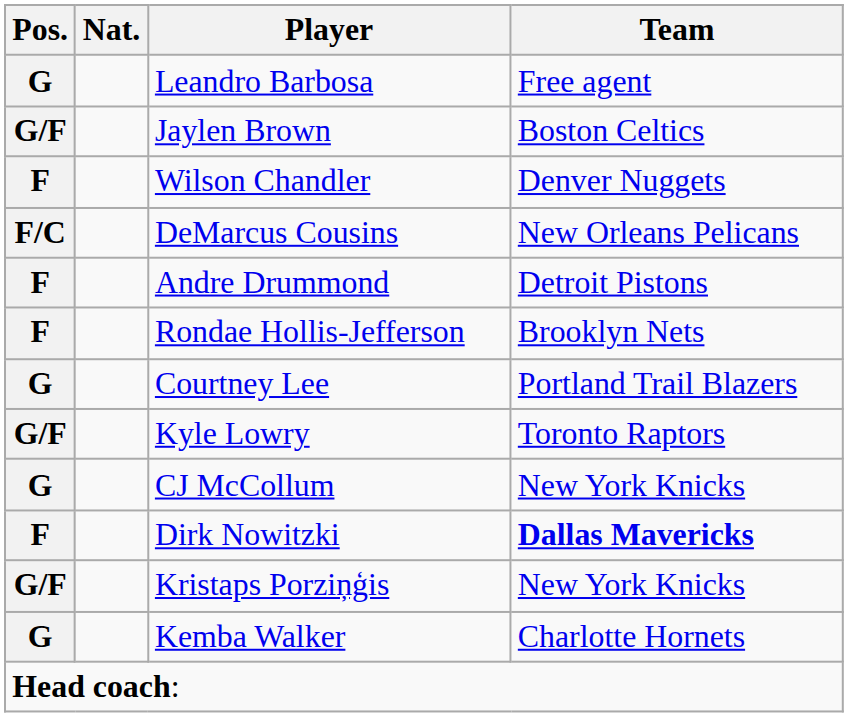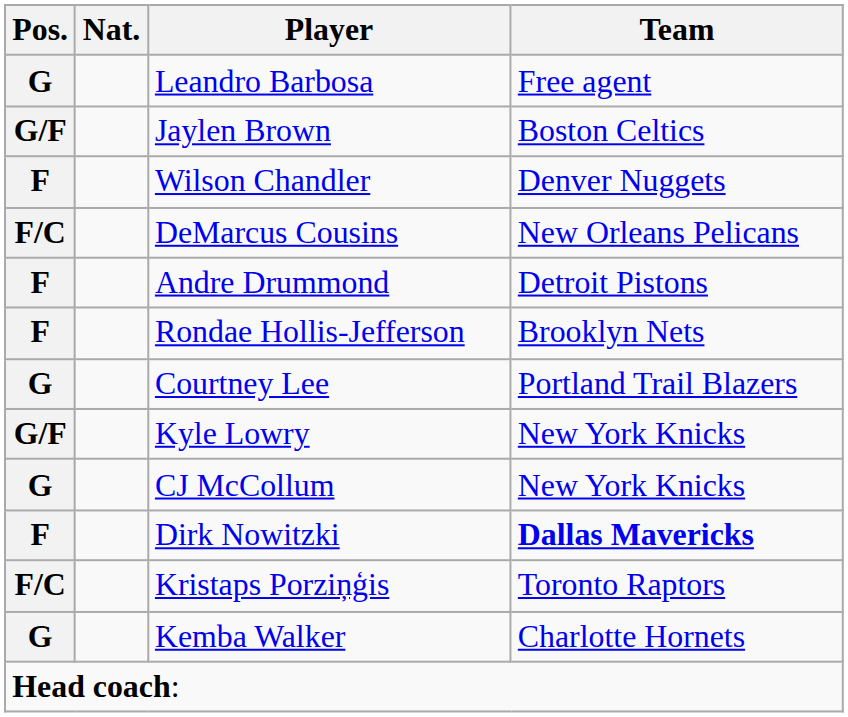(622, 433) Toronto Raptors -> (631, 433) New York Knicks
(40, 585) G/F -> (40, 585) F/C
(631, 585) New York Knicks -> (622, 585) Toronto Raptors
